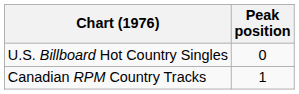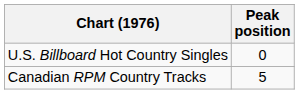(263, 77) 1 -> (263, 77) 5
